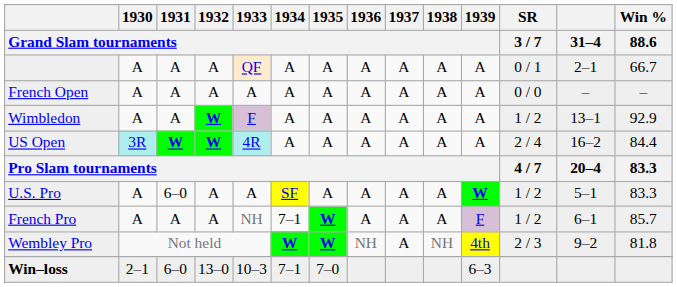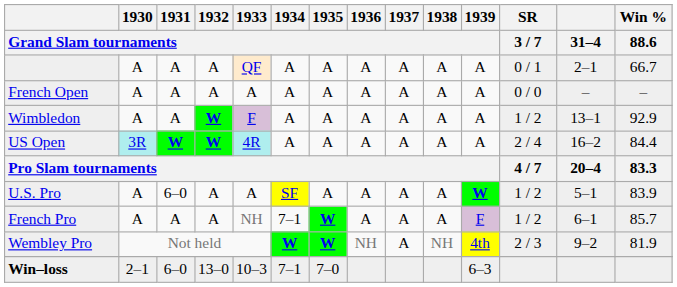(643, 193) 83.3 -> (643, 193) 83.9
(643, 243) 81.8 -> (643, 243) 81.9
